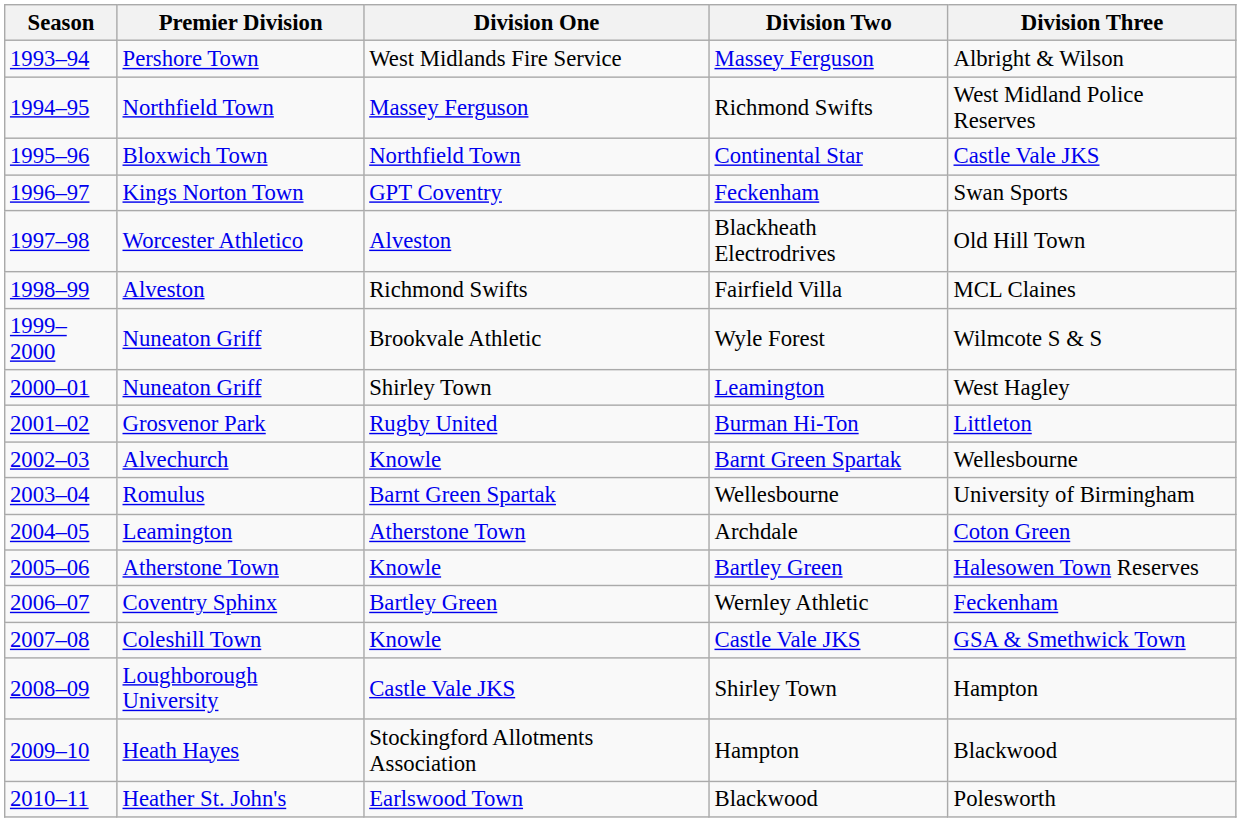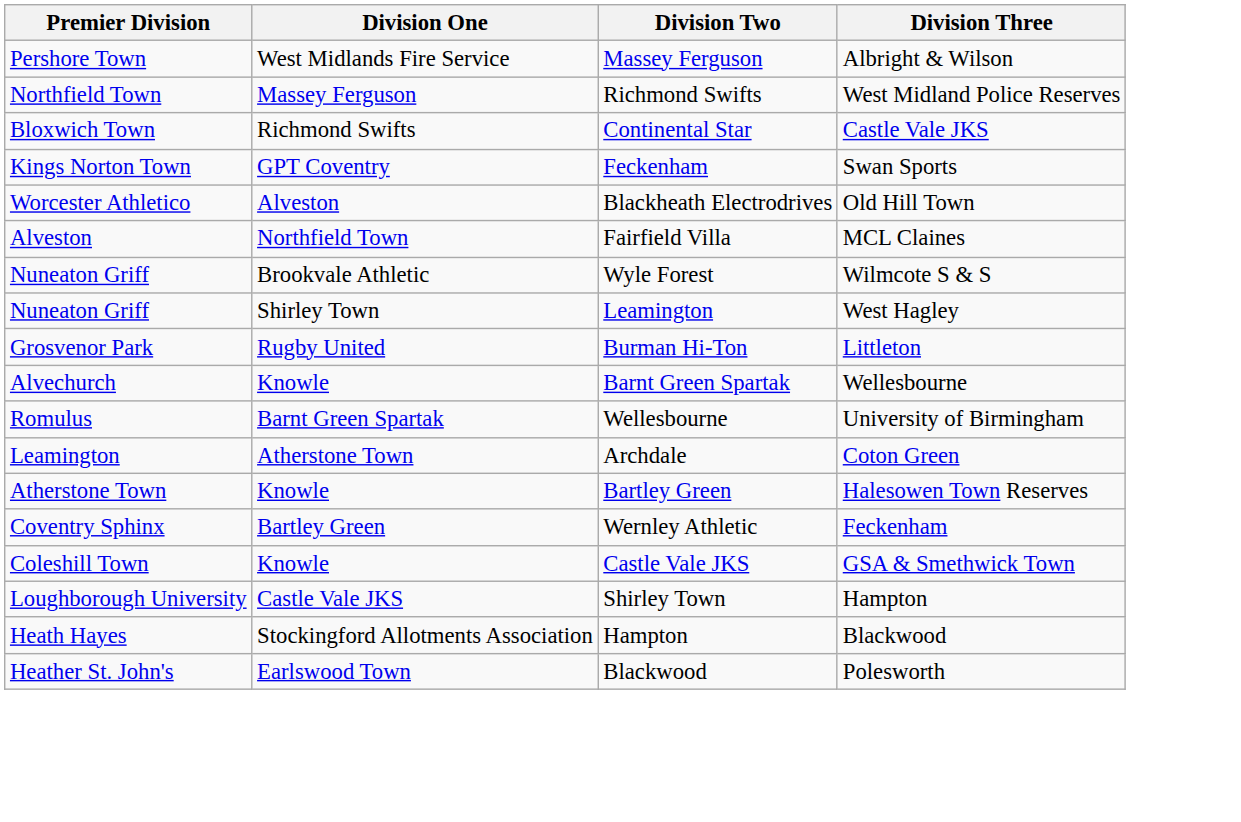- column: (61, 22)
(445, 156) Northfield Town -> (336, 130) Richmond Swifts
(448, 289) Richmond Swifts -> (333, 238) Northfield Town
